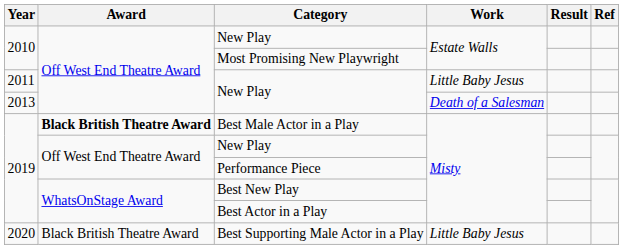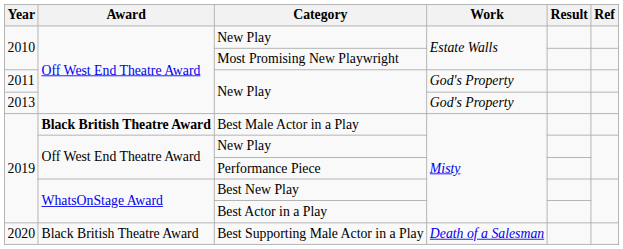(477, 80) Little Baby Jesus -> (472, 80) God's Property
(487, 102) Death of a Salesman -> (472, 102) God's Property
(477, 233) Little Baby Jesus -> (487, 233) Death of a Salesman
